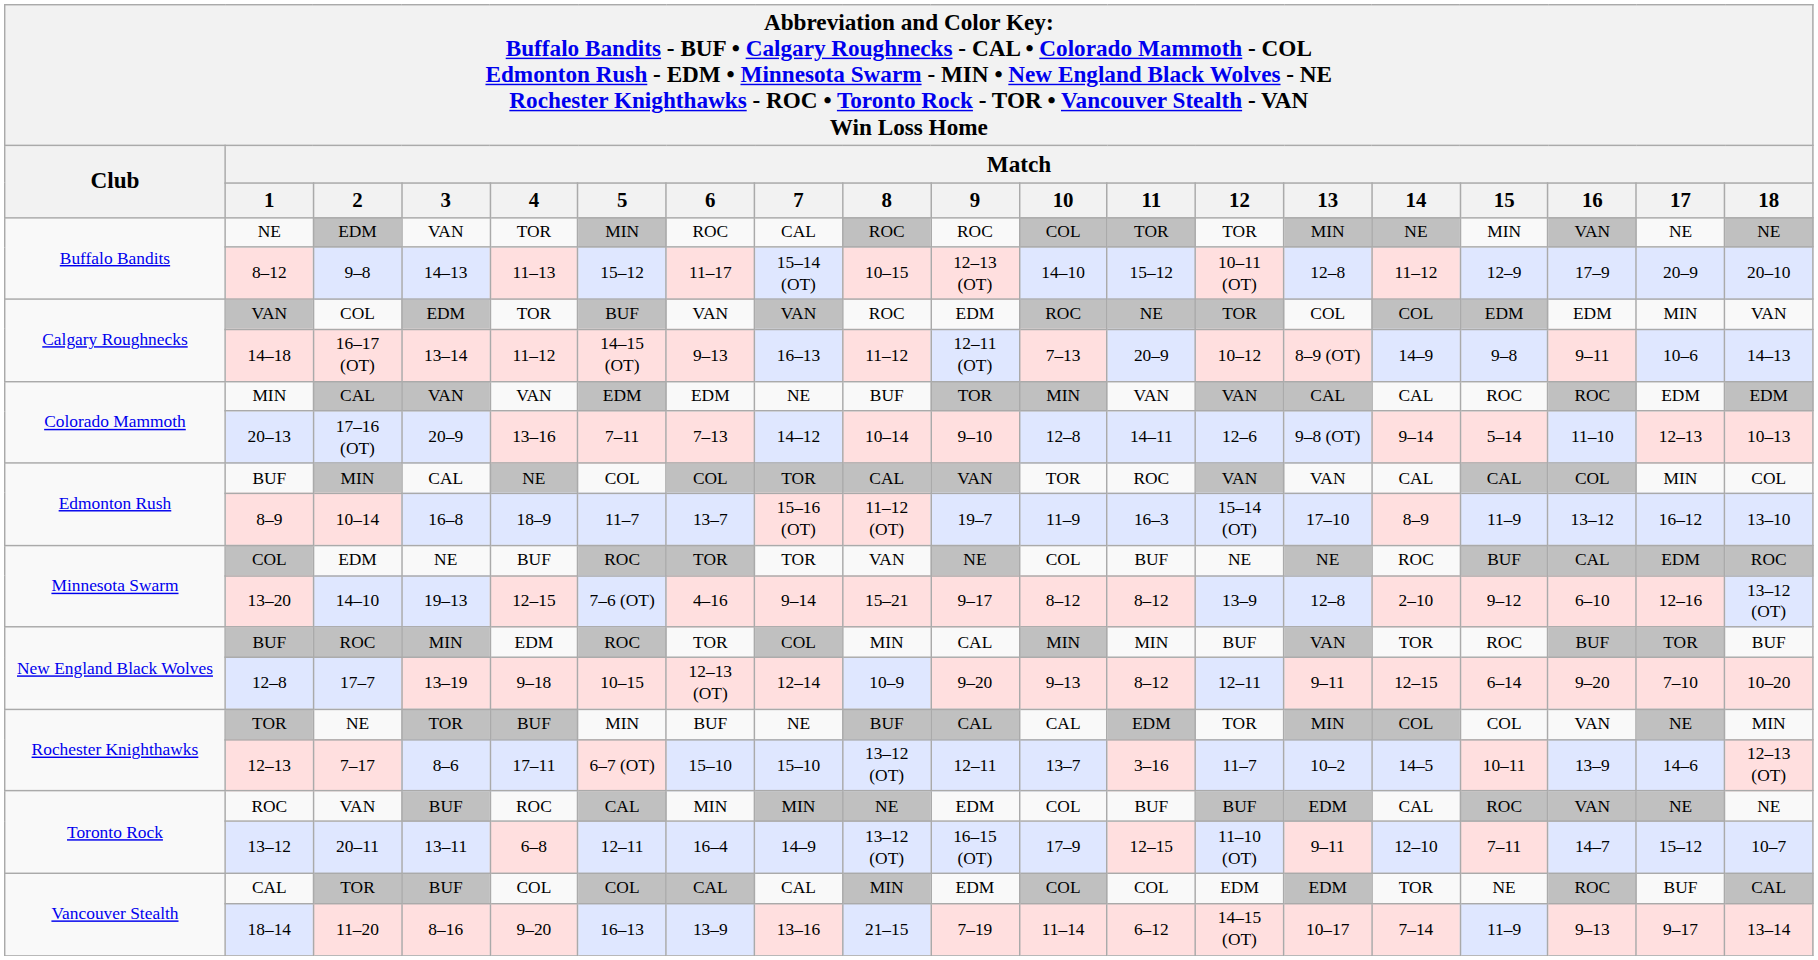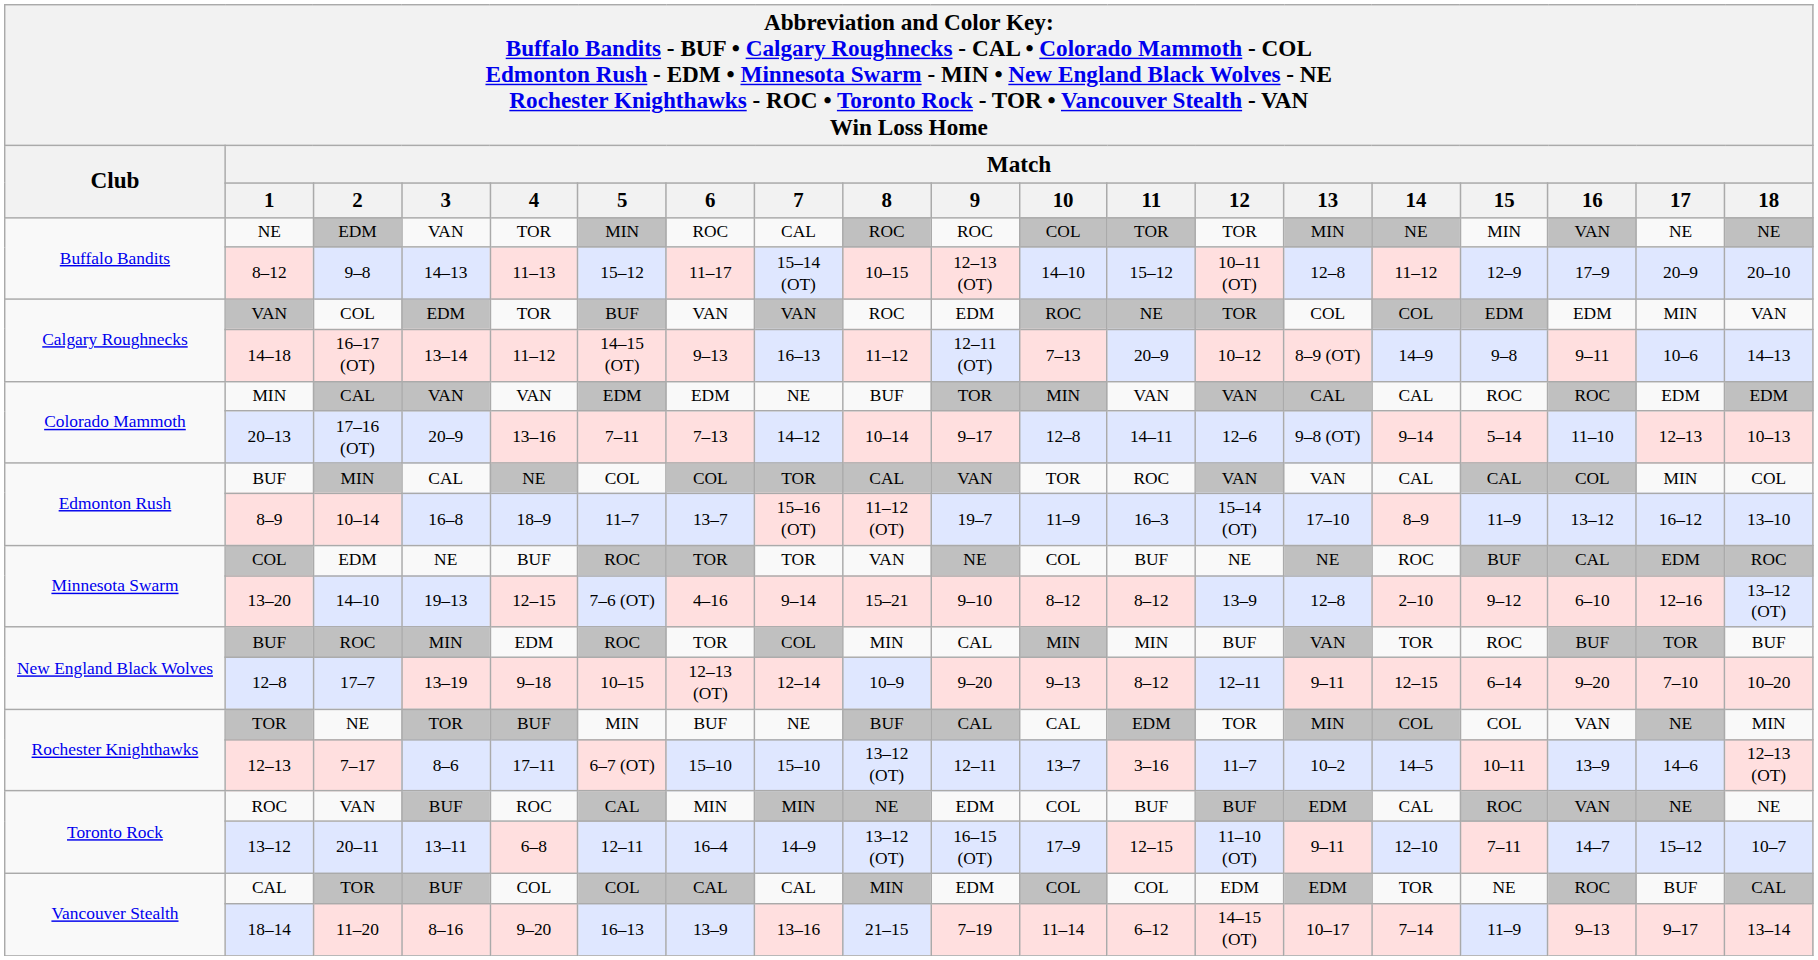(975, 437) 9–10 -> (975, 437) 9–17
(975, 601) 9–17 -> (975, 601) 9–10
